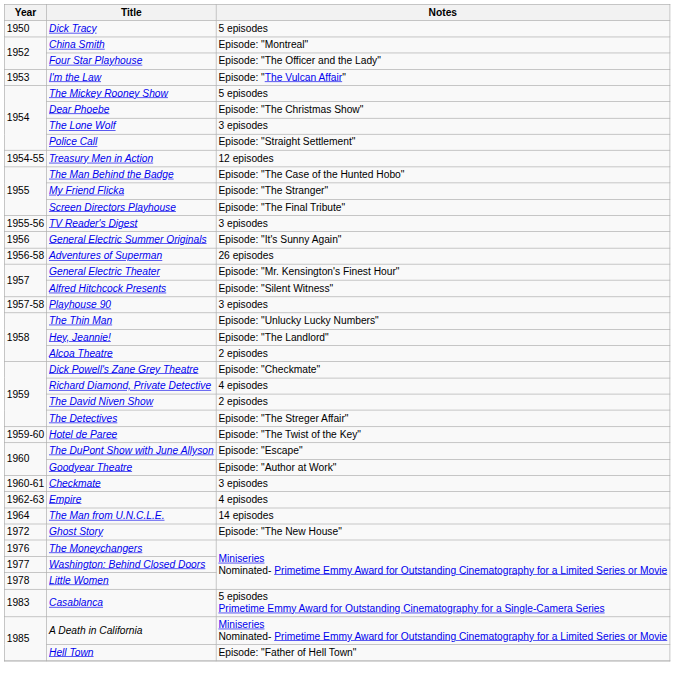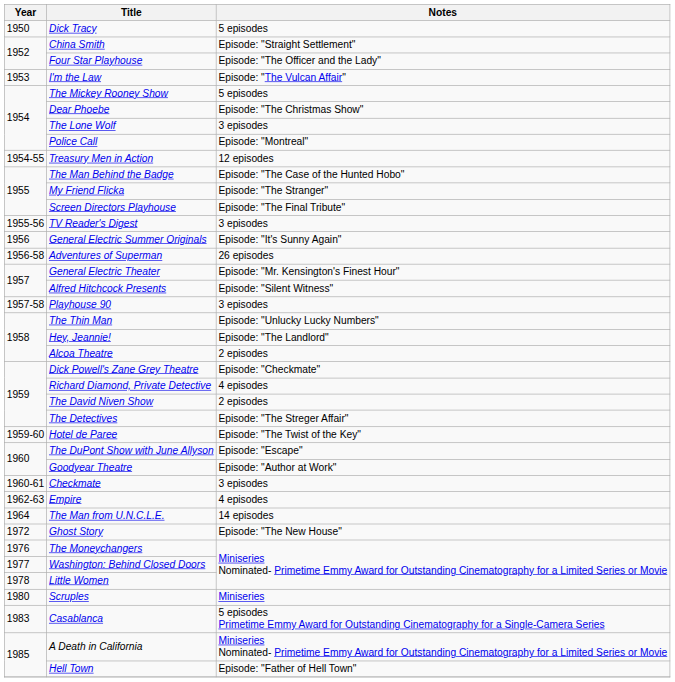(263, 45) Episode: "Montreal" -> (287, 45) Episode: "Straight Settlement"
(287, 142) Episode: "Straight Settlement" -> (263, 142) Episode: "Montreal"
+ row: (69, 597)
